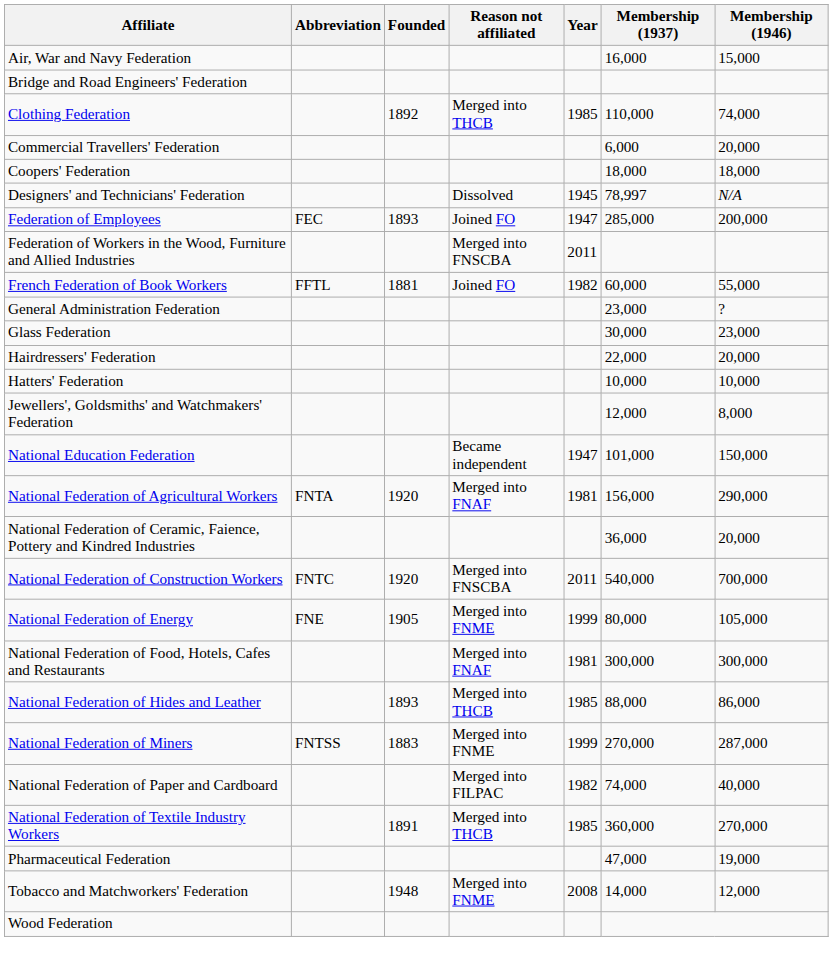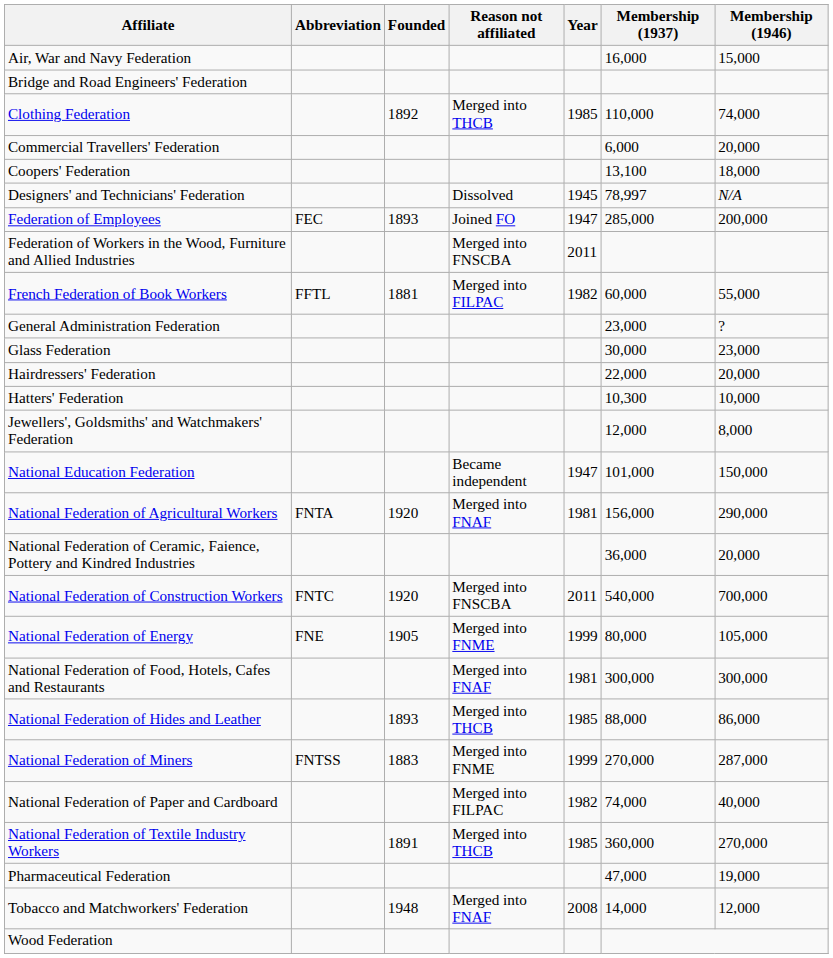(626, 171) 18,000 -> (626, 171) 13,100
(484, 284) Joined FO -> (490, 293) Merged into FILPAC
(626, 381) 10,000 -> (626, 398) 10,300
(490, 891) Merged into FNME -> (490, 908) Merged into FNAF
